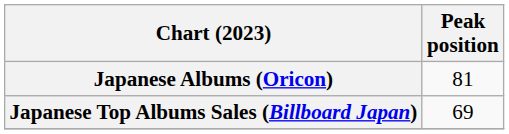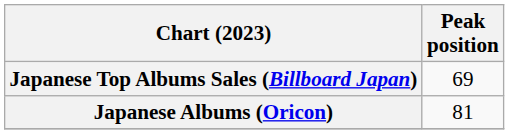rows swapped: (213, 78) <-> (213, 111)
